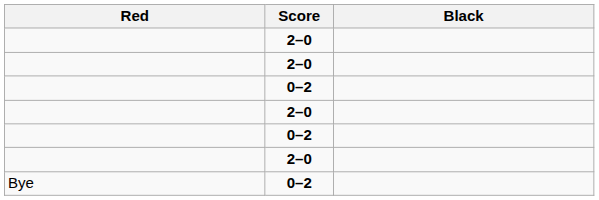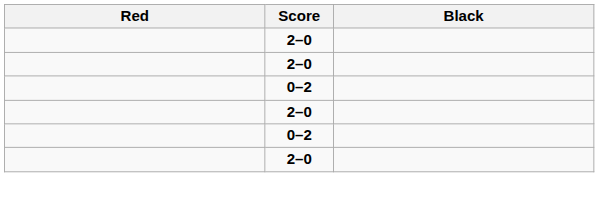- row: (21, 183)
